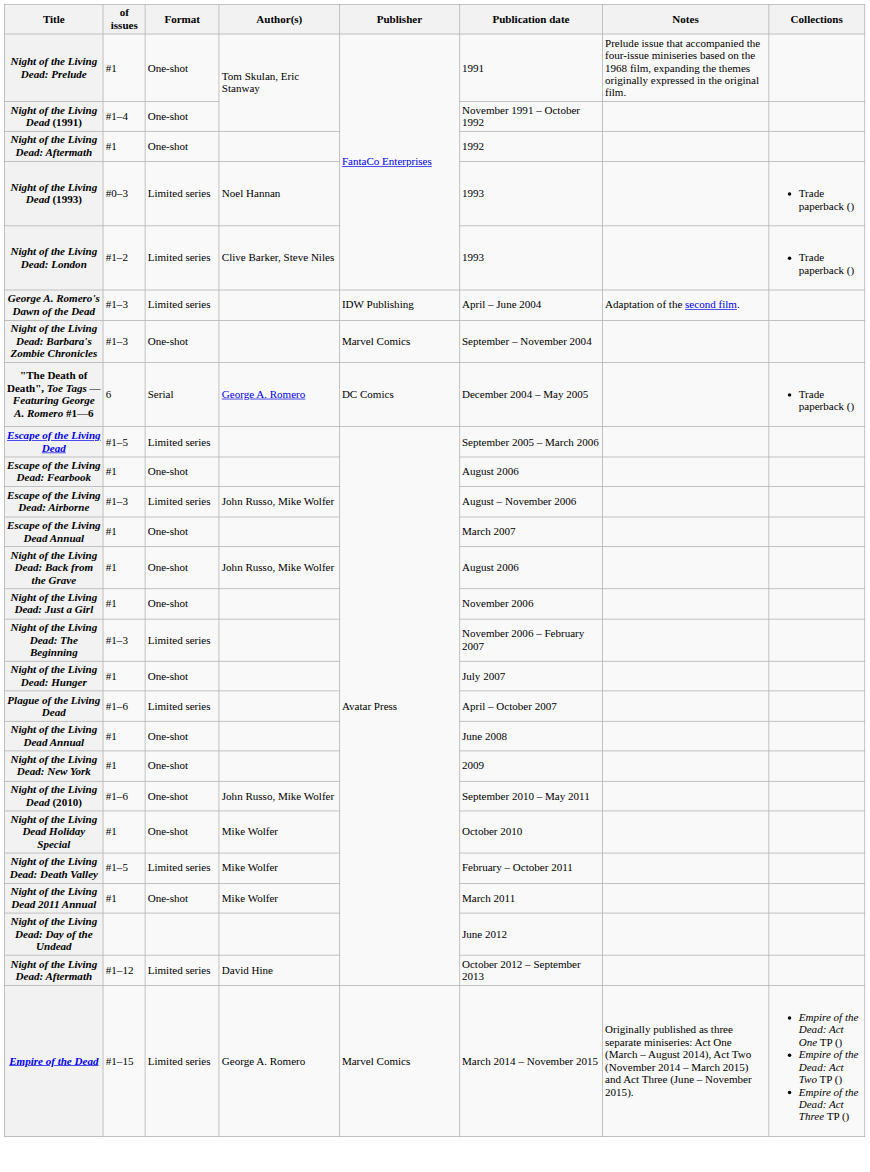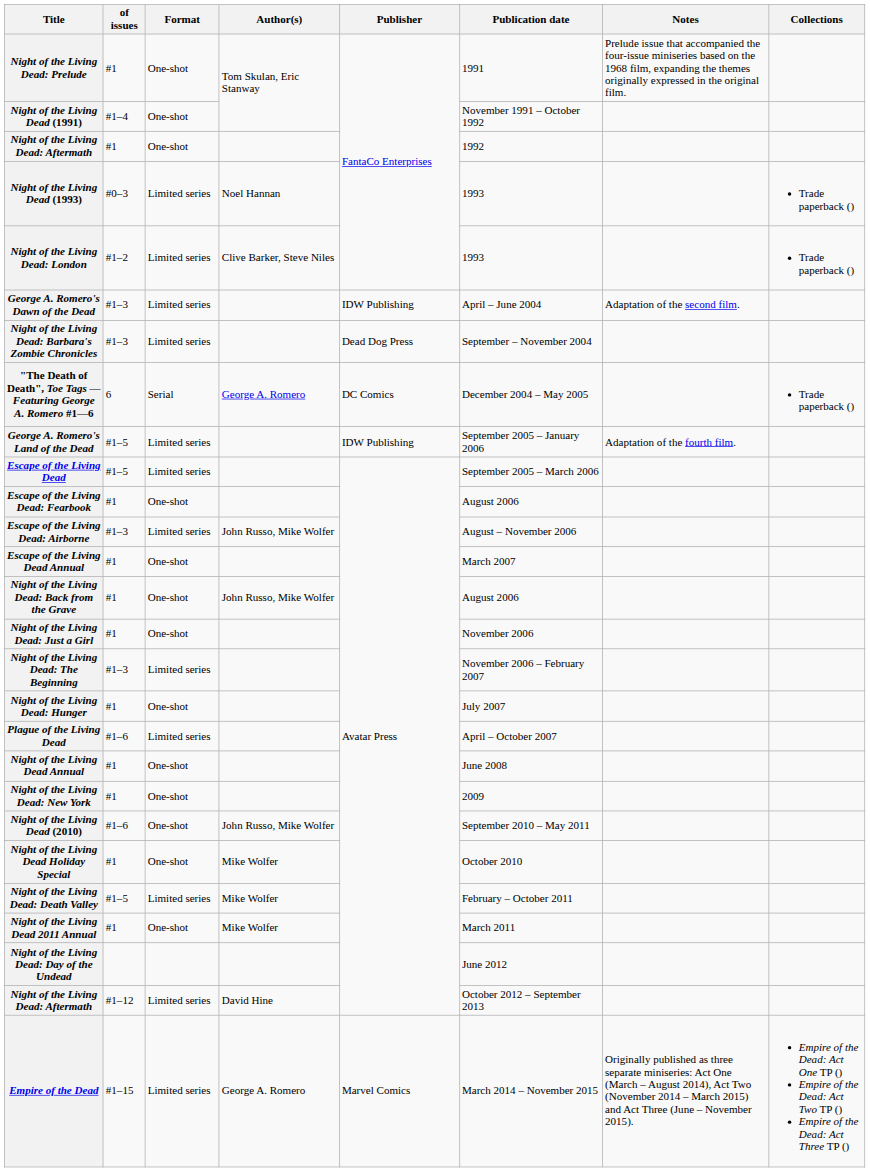(168, 341) One-shot -> (179, 341) Limited series
(376, 341) Marvel Comics -> (377, 341) Dead Dog Press
+ row: (54, 442)
